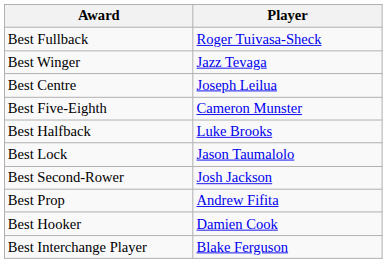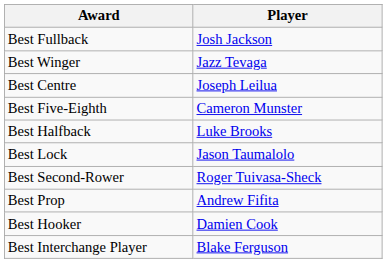(259, 39) Roger Tuivasa-Sheck -> (234, 39) Josh Jackson
(234, 177) Josh Jackson -> (259, 177) Roger Tuivasa-Sheck
